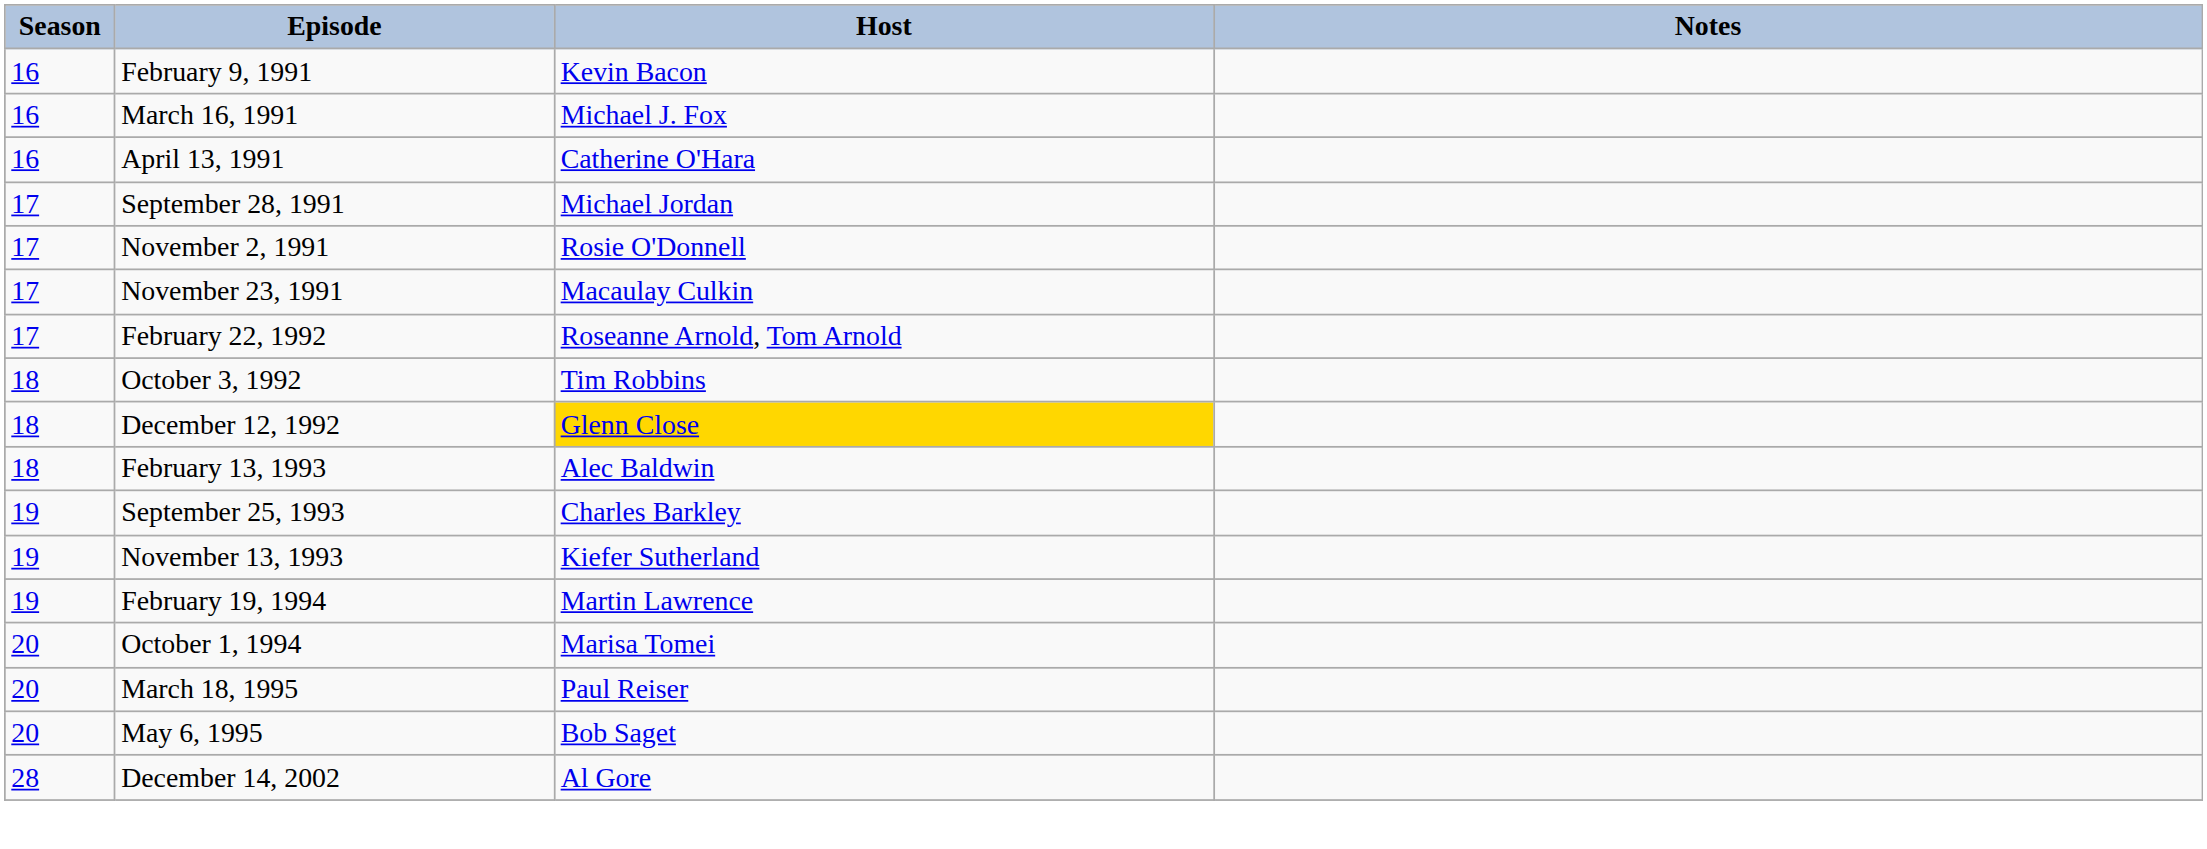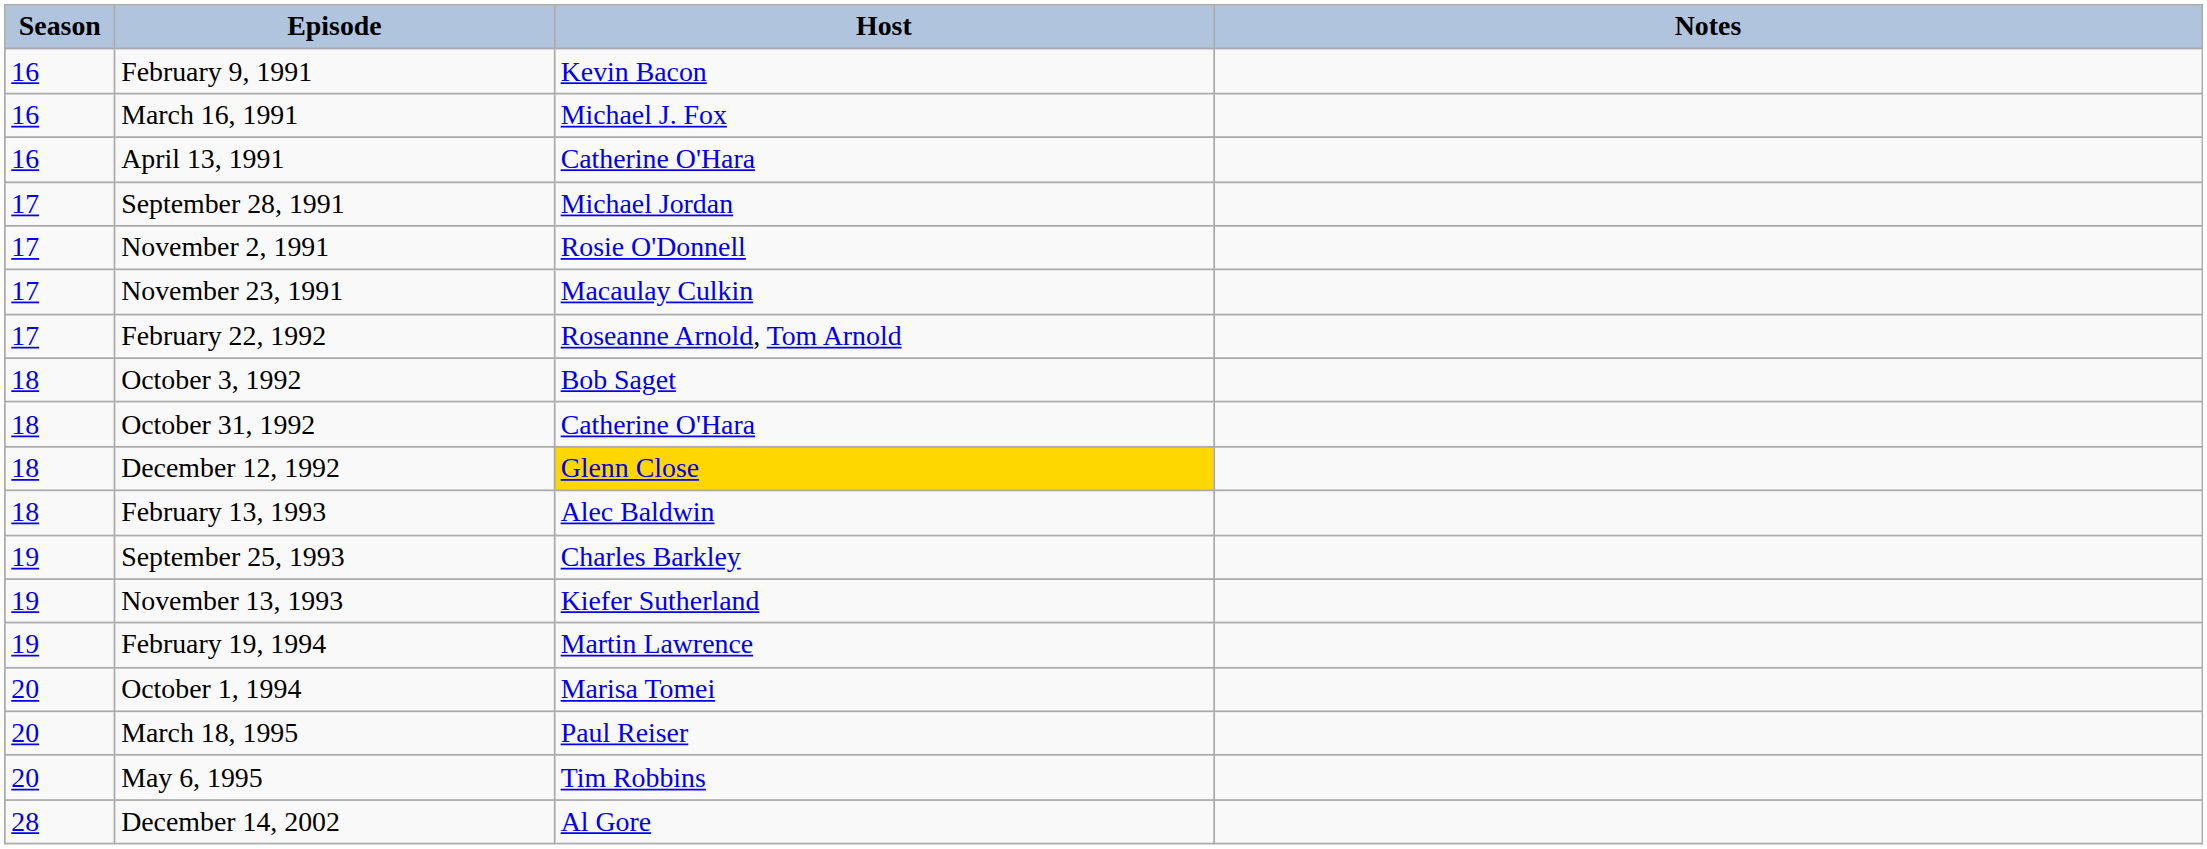(633, 379) Tim Robbins -> (618, 379) Bob Saget
+ row: (218, 423)
(618, 733) Bob Saget -> (633, 777) Tim Robbins
